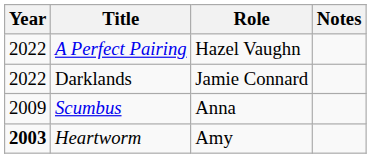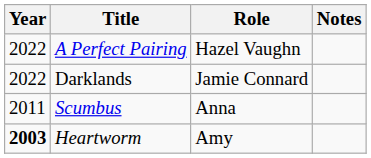(28, 108) 2009 -> (27, 108) 2011
